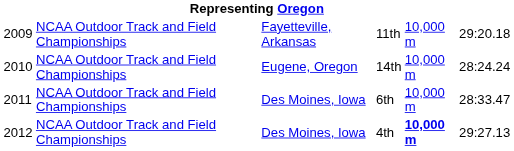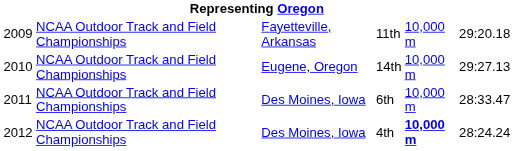(485, 67) 28:24.24 -> (485, 67) 29:27.13
(485, 132) 29:27.13 -> (485, 132) 28:24.24
